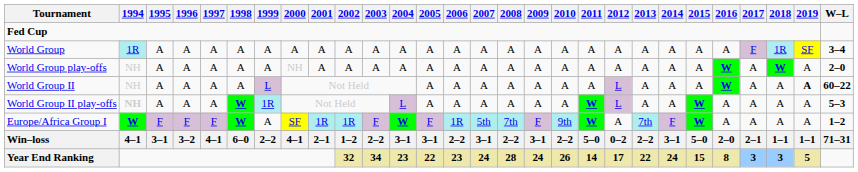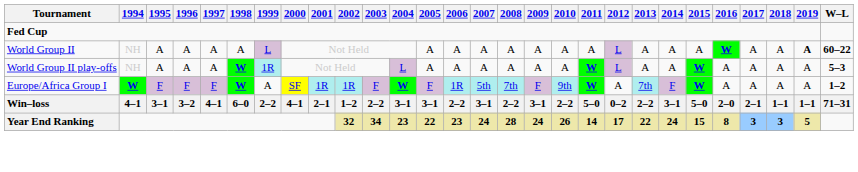- row: (36, 50)
- row: (57, 68)
(133, 104) bold -> (133, 68) normal
